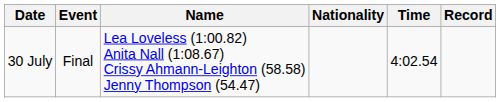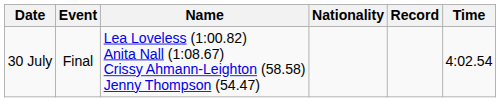columns swapped: (414, 15) <-> (468, 15)
